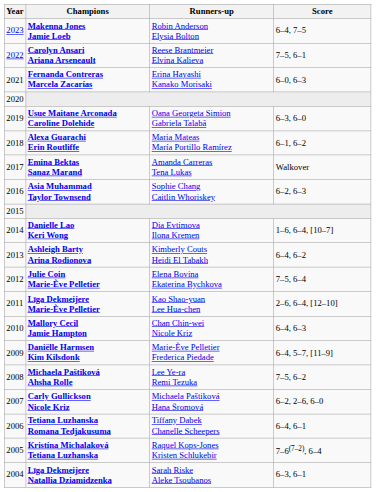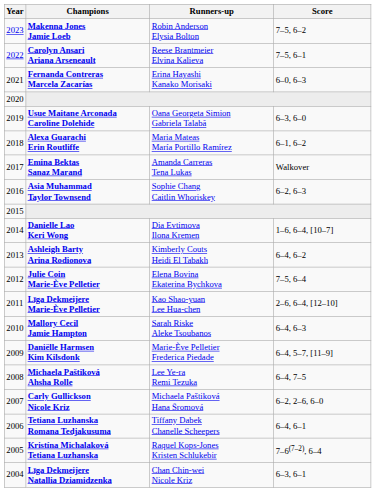(291, 31) 6–4, 7–5 -> (291, 31) 7–5, 6–2
(178, 328) Chan Chin-wei Nicole Kriz -> (181, 328) Sarah Riske Aleke Tsoubanos
(291, 377) 7–5, 6–2 -> (291, 377) 6–4, 7–5
(181, 475) Sarah Riske Aleke Tsoubanos -> (178, 475) Chan Chin-wei Nicole Kriz
